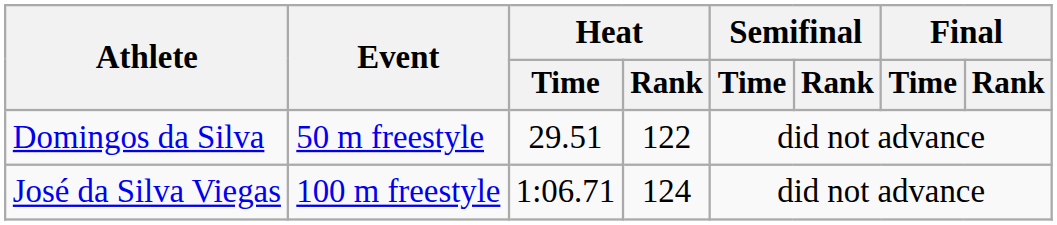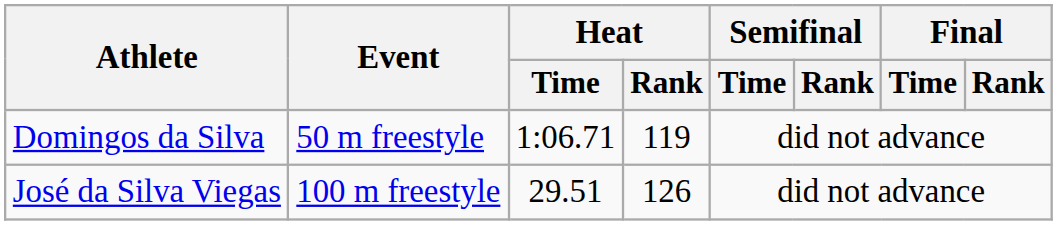(565, 137) 29.51 -> (565, 137) 1:06.71
(667, 137) 122 -> (667, 137) 119
(565, 191) 1:06.71 -> (565, 191) 29.51
(667, 191) 124 -> (667, 191) 126
